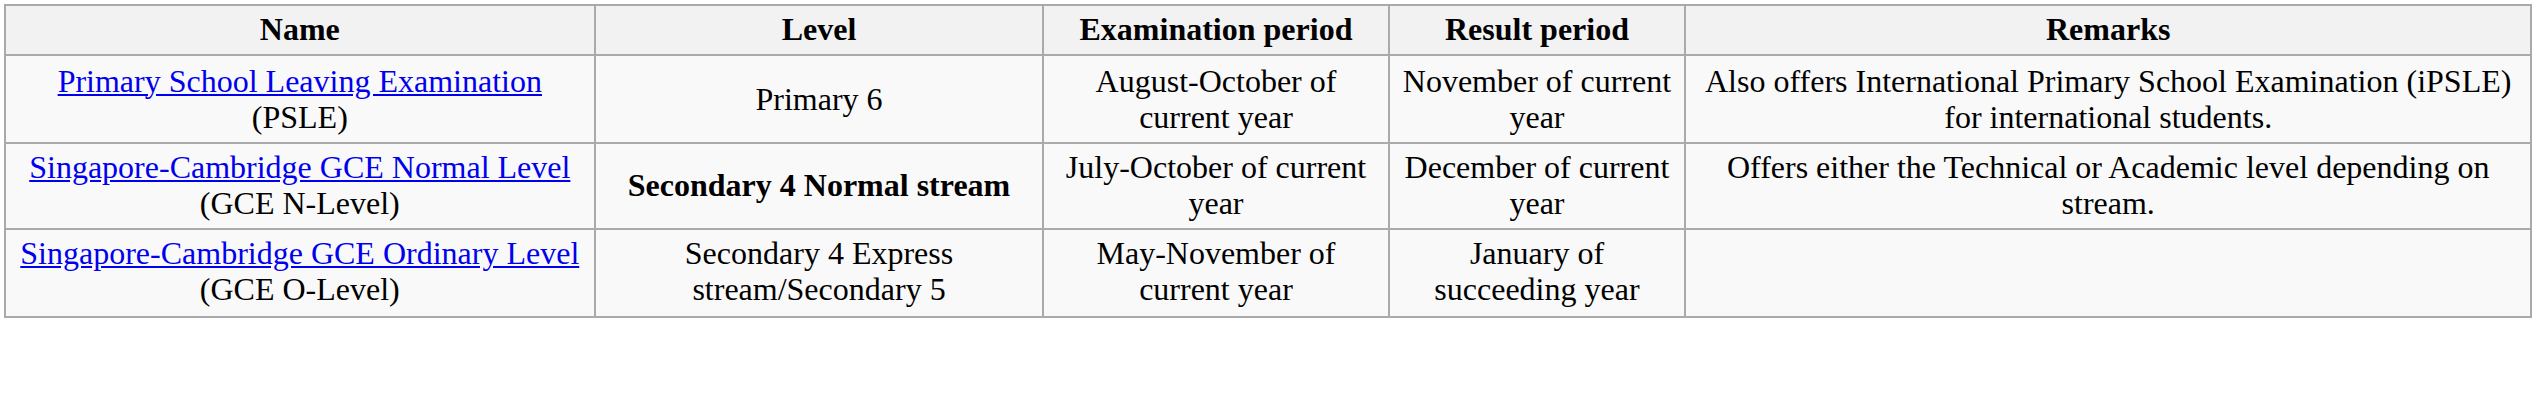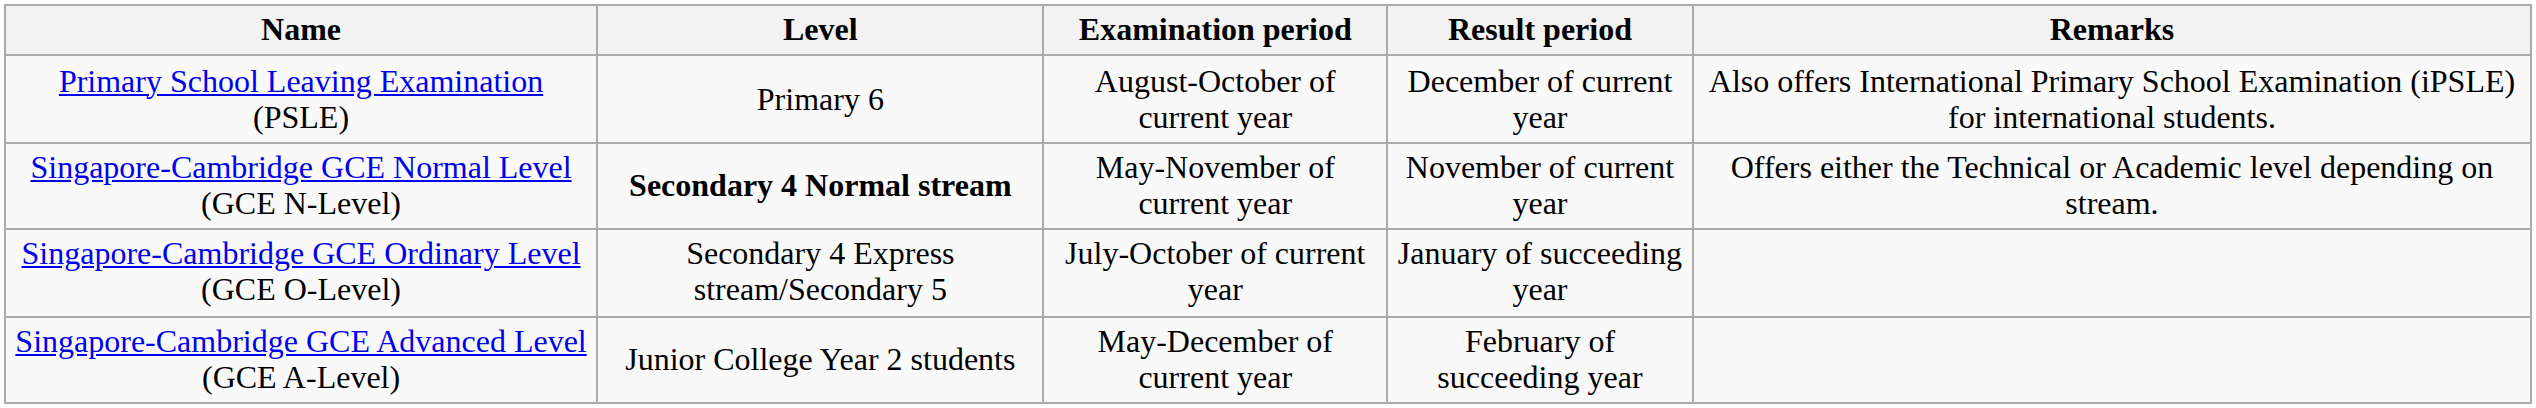(1537, 98) November of current year -> (1540, 98) December of current year
(1216, 185) July-October of current year -> (1215, 185) May-November of current year
(1537, 185) December of current year -> (1540, 185) November of current year
(1216, 272) May-November of current year -> (1215, 272) July-October of current year
+ row: (301, 358)
